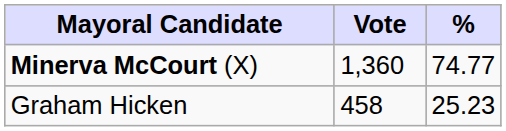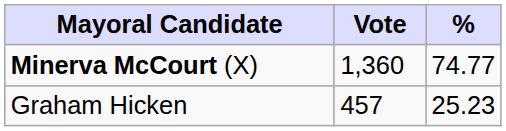(362, 105) 458 -> (362, 105) 457
